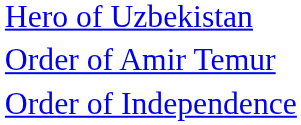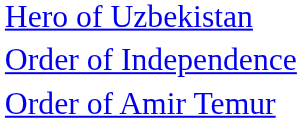rows swapped: (151, 103) <-> (140, 59)
